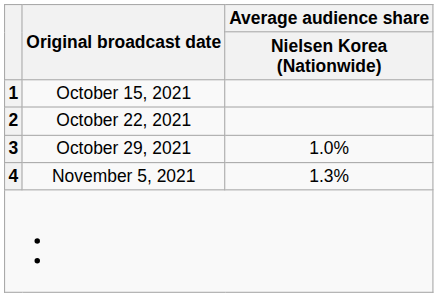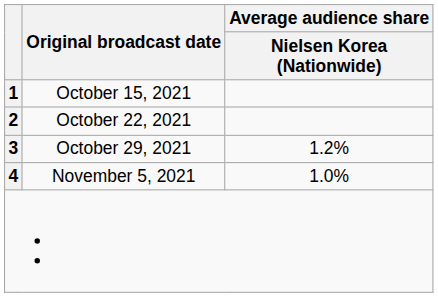(329, 148) 1.0% -> (329, 148) 1.2%
(329, 176) 1.3% -> (329, 176) 1.0%
